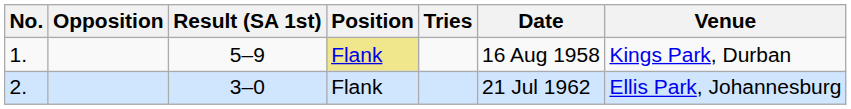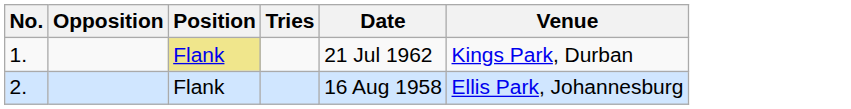- column: (247, 21)
(541, 54) 16 Aug 1958 -> (378, 54) 21 Jul 1962
(536, 87) 21 Jul 1962 -> (383, 87) 16 Aug 1958
